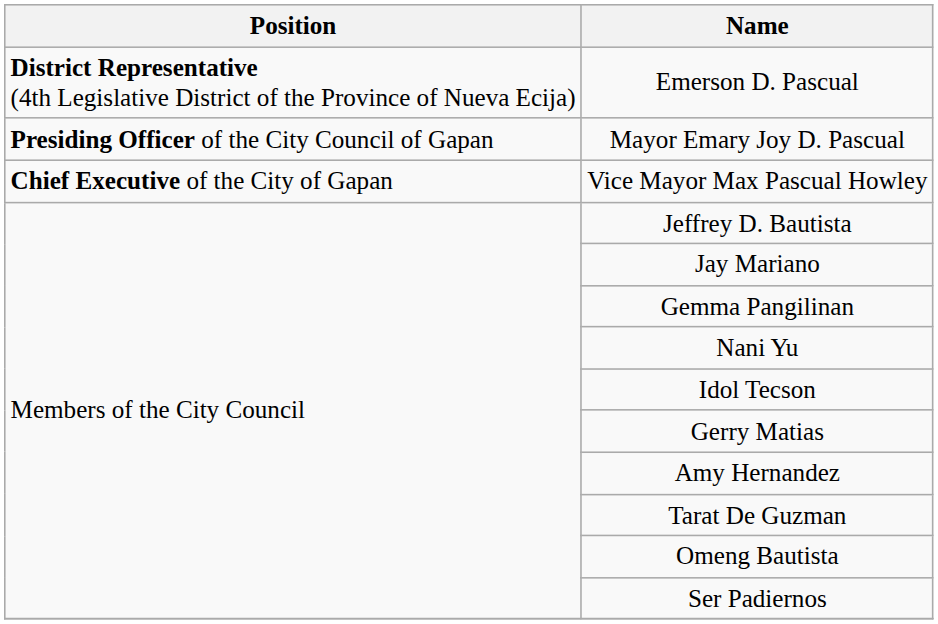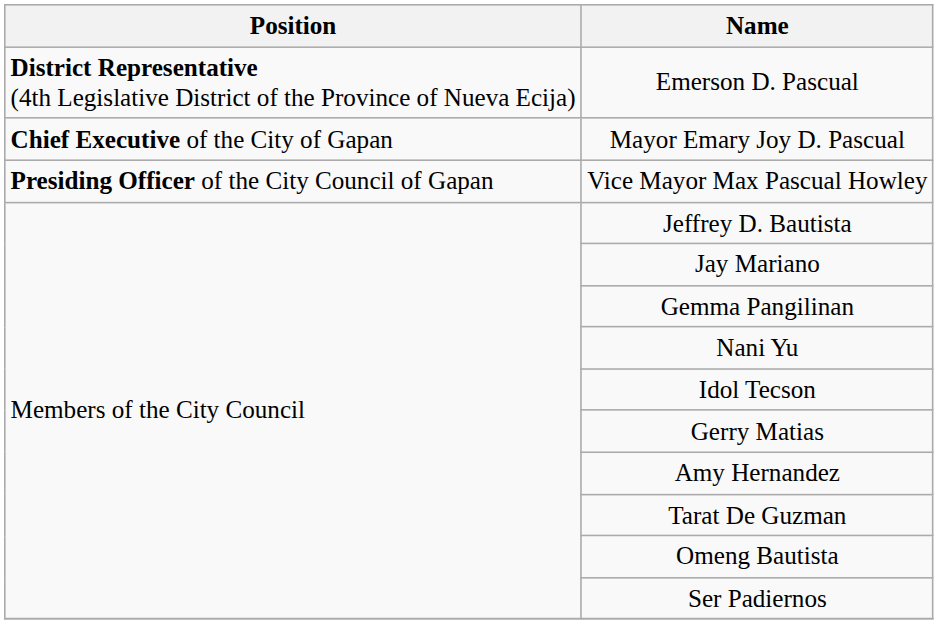(252, 139) Presiding Officer of the City Council of Gapan -> (202, 139) Chief Executive of the City of Gapan
(202, 181) Chief Executive of the City of Gapan -> (252, 181) Presiding Officer of the City Council of Gapan
